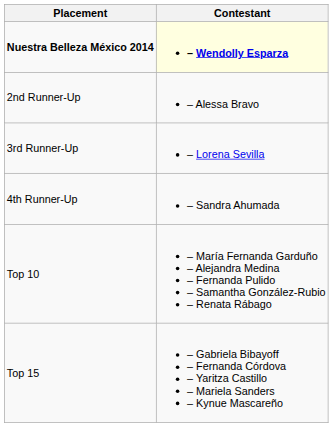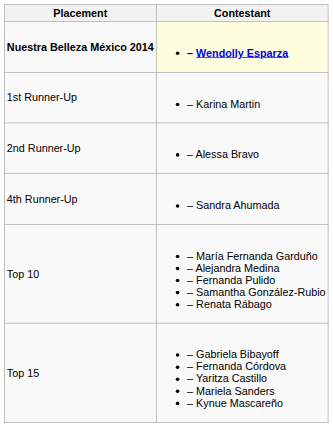+ row: (42, 98)
- row: (43, 148)
